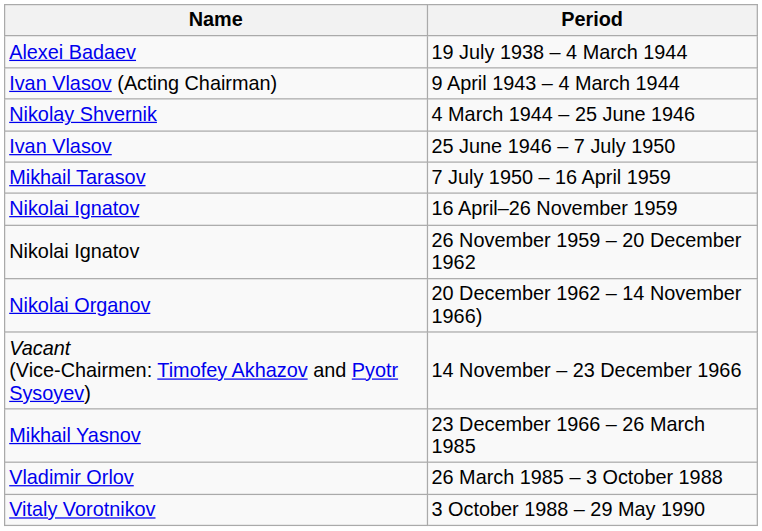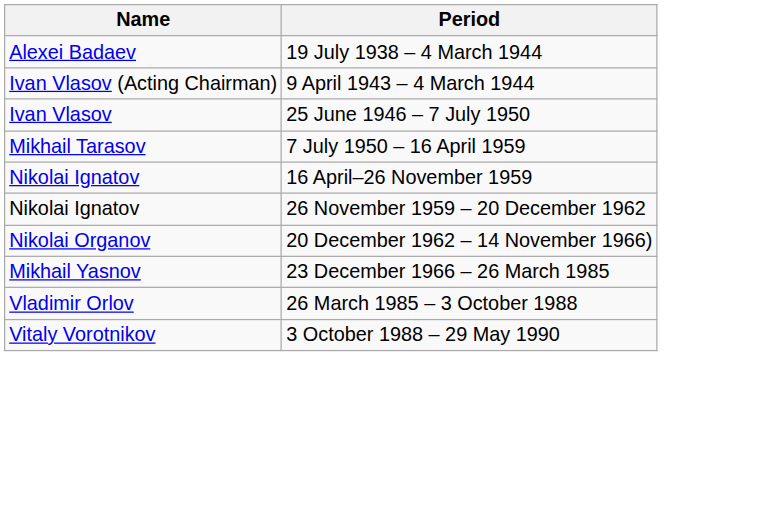- row: (563, 114)
- row: (586, 370)
